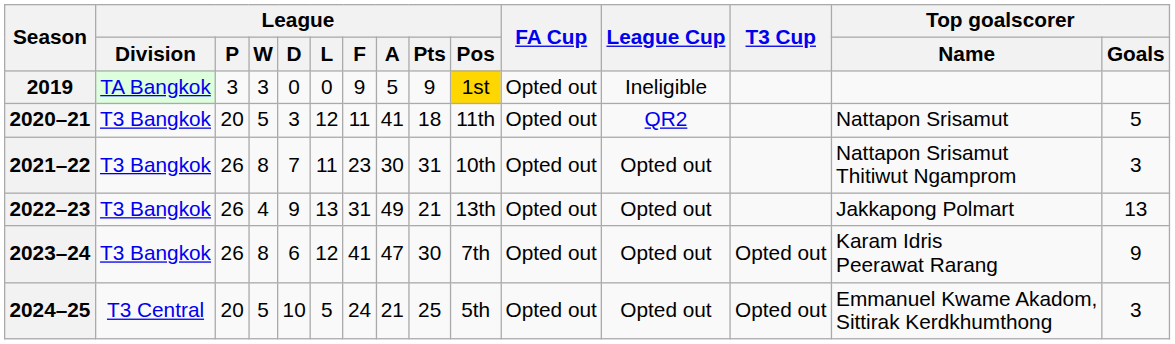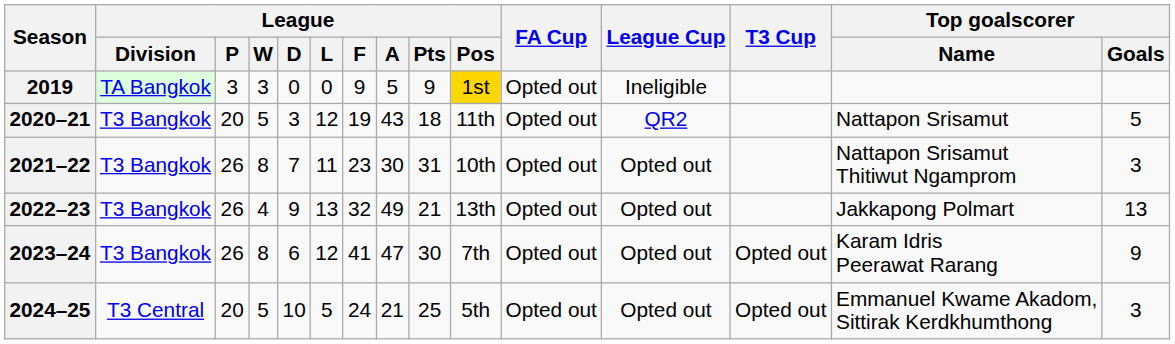(360, 119) 11 -> (360, 119) 19
(392, 119) 41 -> (392, 119) 43
(360, 209) 31 -> (360, 209) 32
